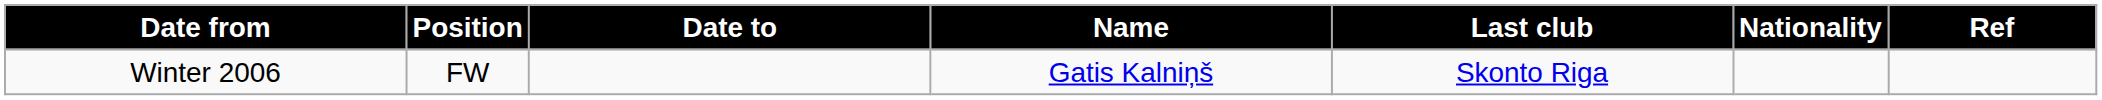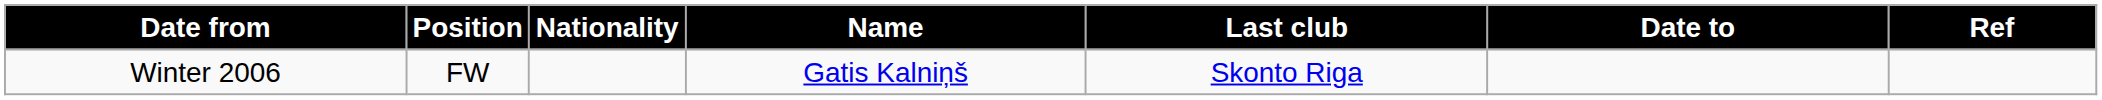columns swapped: (1810, 27) <-> (730, 27)
